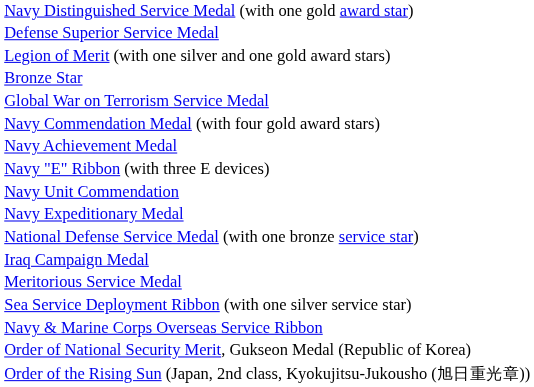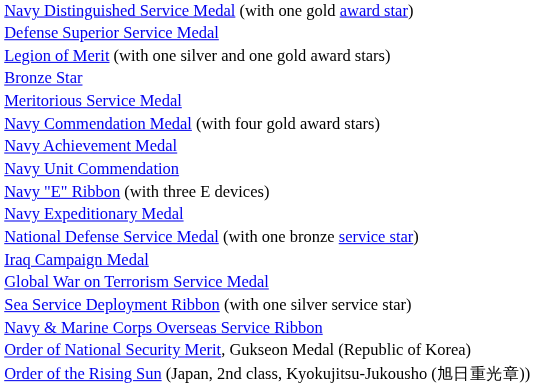rows swapped: (93, 282) <-> (137, 100)
rows swapped: (92, 191) <-> (137, 168)
